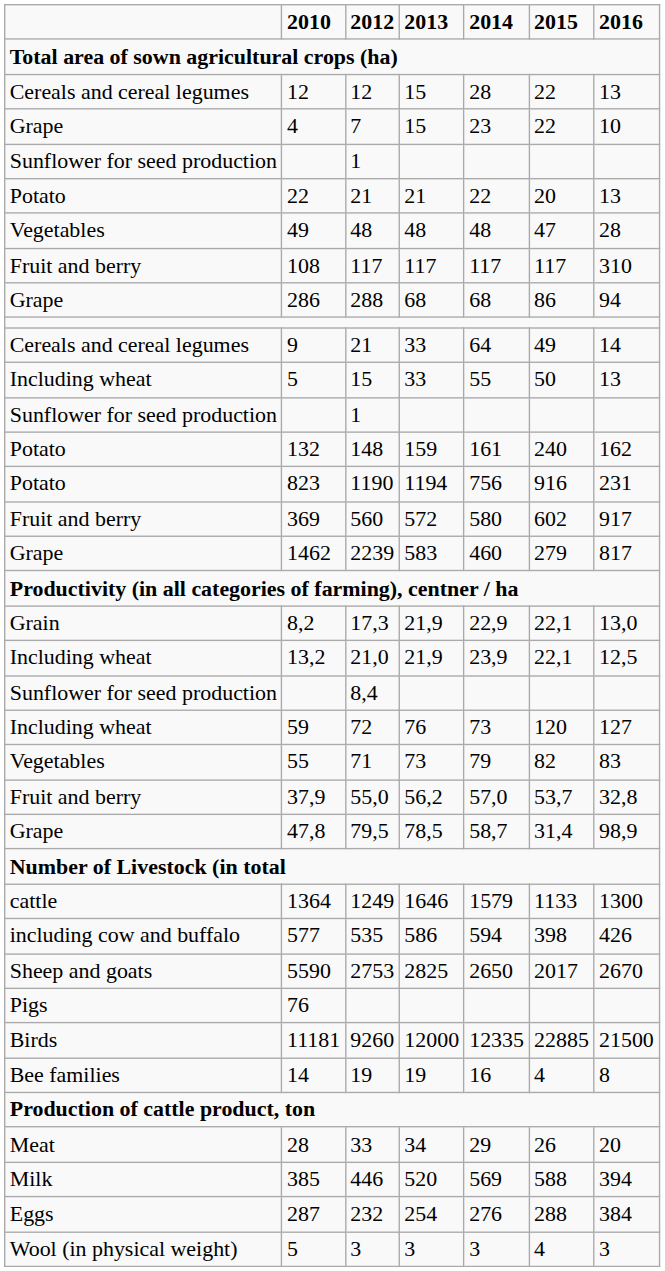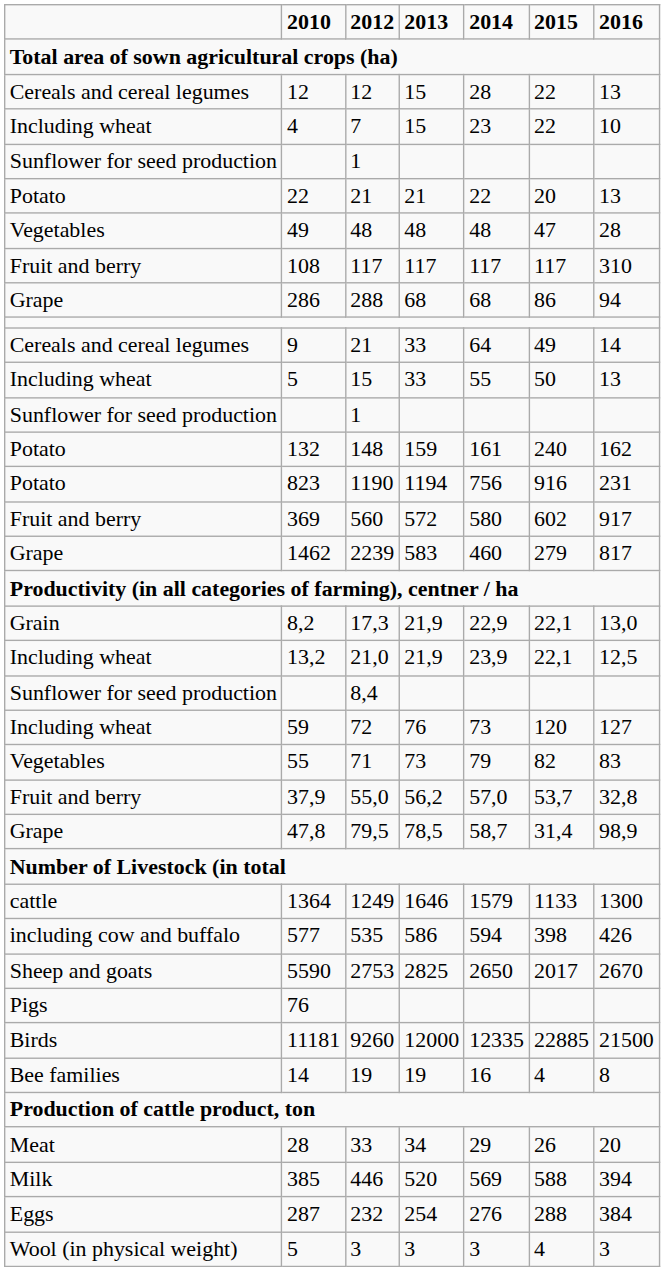(37, 126) Grape -> (81, 126) Including wheat
